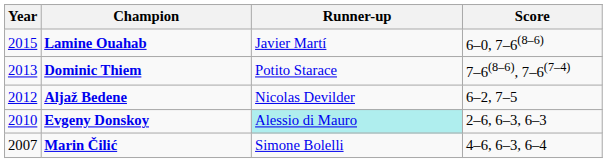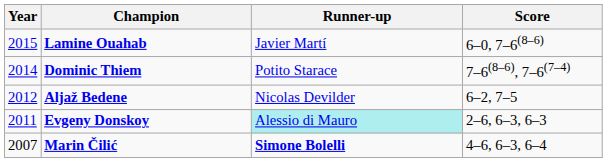(23, 71) 2013 -> (23, 71) 2014
(23, 121) 2010 -> (22, 121) 2011
(299, 145) normal -> (300, 145) bold
